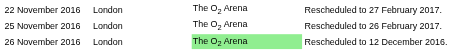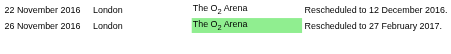(373, 9) Rescheduled to 27 February 2017. -> (376, 9) Rescheduled to 12 December 2016.
- row: (42, 25)
(376, 41) Rescheduled to 12 December 2016. -> (373, 25) Rescheduled to 27 February 2017.
